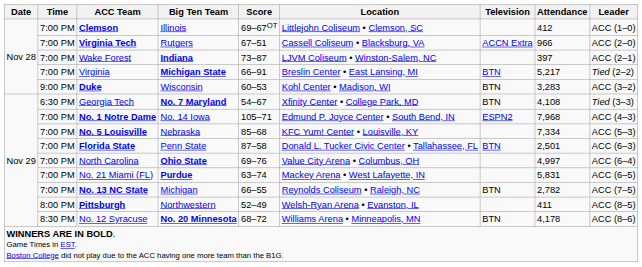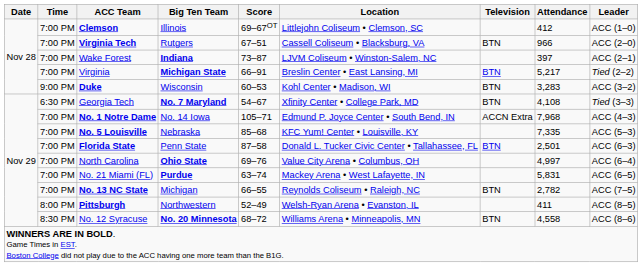(507, 43) ACCN Extra -> (492, 43) BTN
(497, 116) ESPN2 -> (507, 116) ACCN Extra
(549, 131) 7,334 -> (549, 131) 7,335
(549, 219) 4,178 -> (549, 219) 4,558
